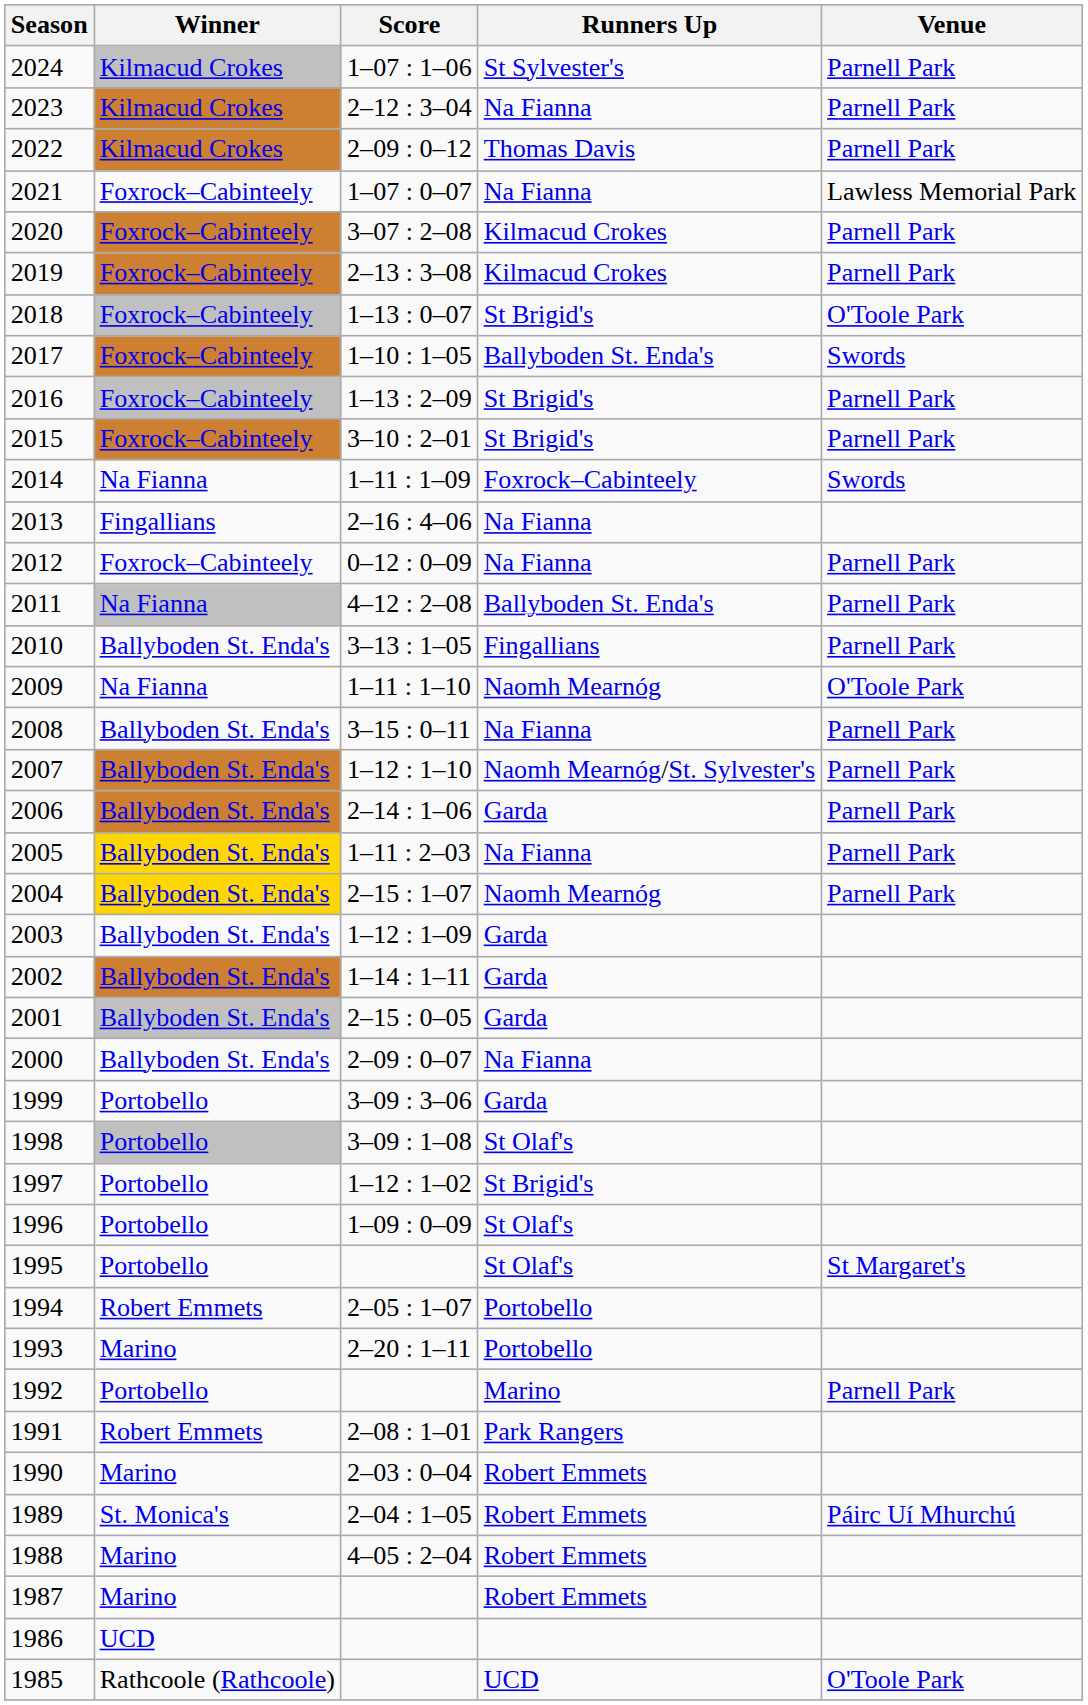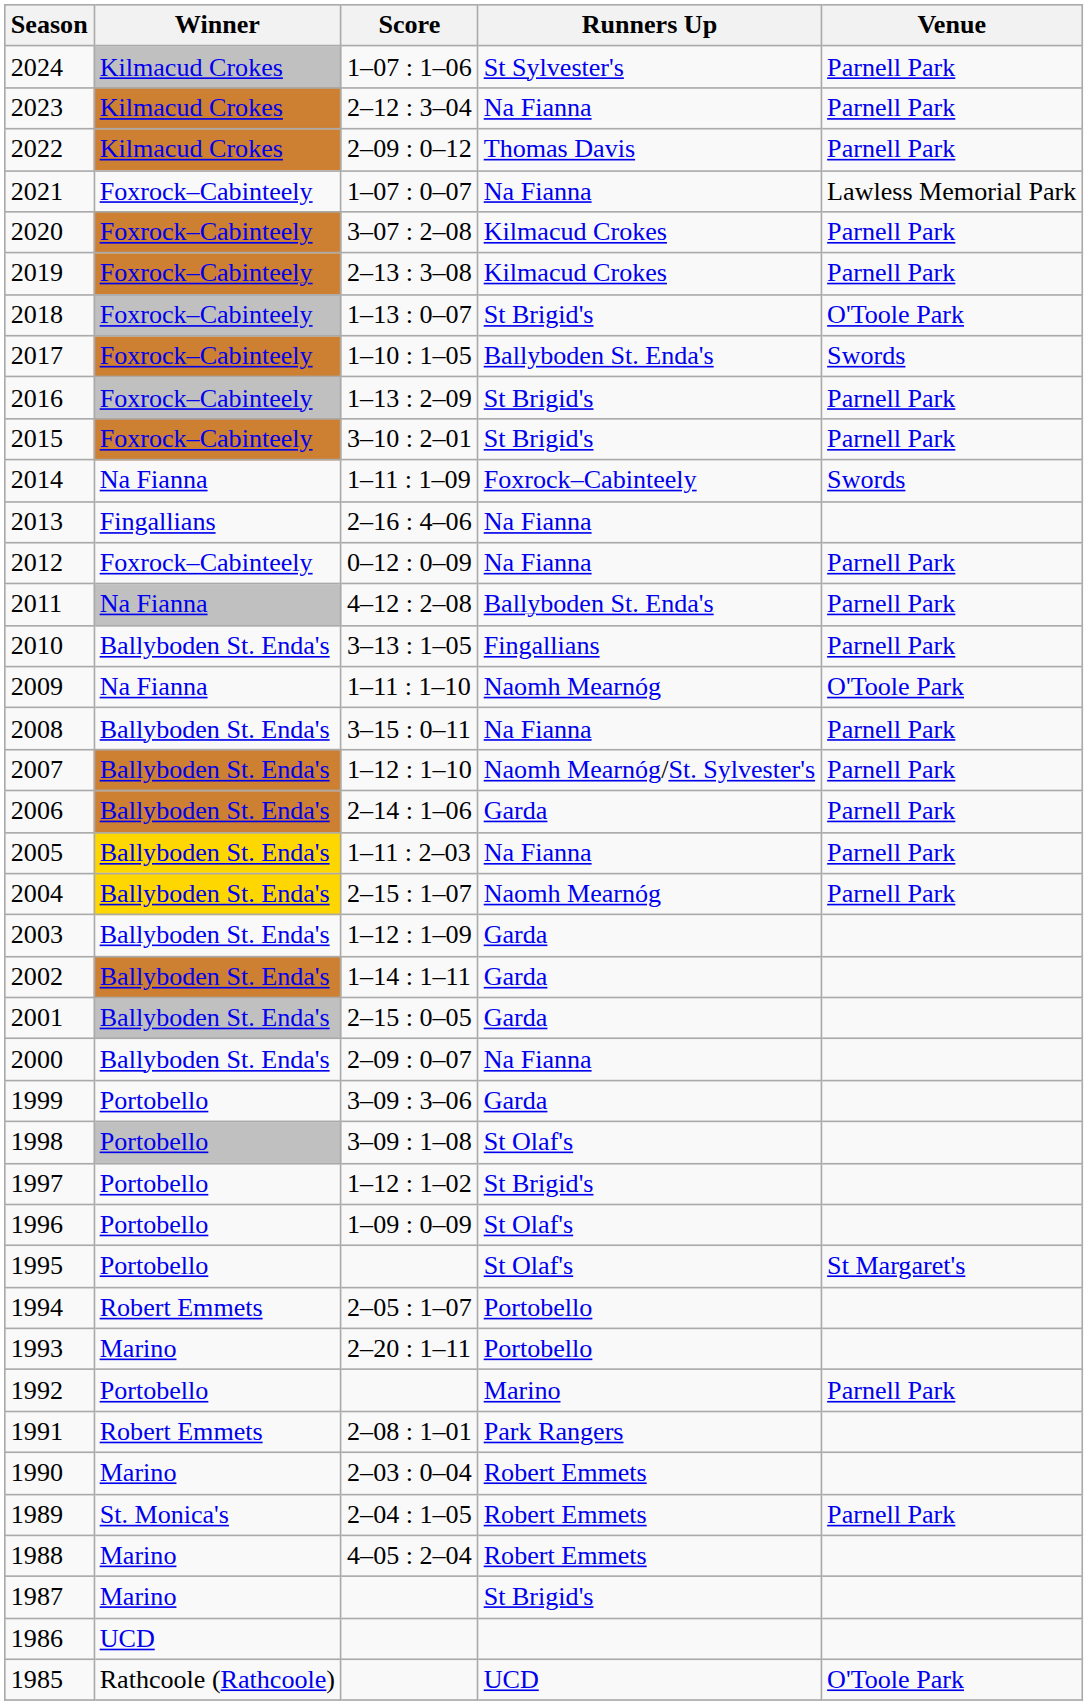(921, 1514) Páirc Uí Mhurchú -> (891, 1514) Parnell Park
(565, 1596) Robert Emmets -> (539, 1596) St Brigid's
